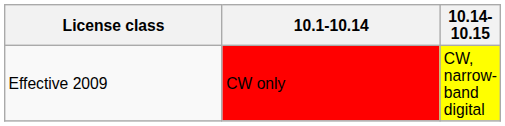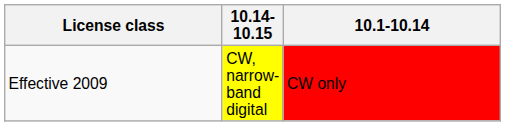columns swapped: (331, 26) <-> (470, 26)
